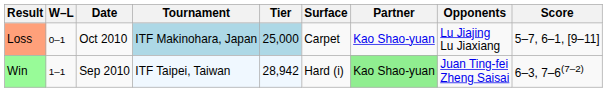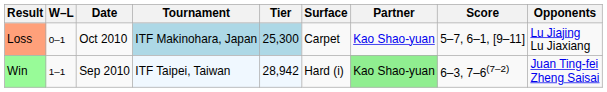columns swapped: (475, 13) <-> (557, 13)
(281, 39) 25,000 -> (281, 39) 25,300
